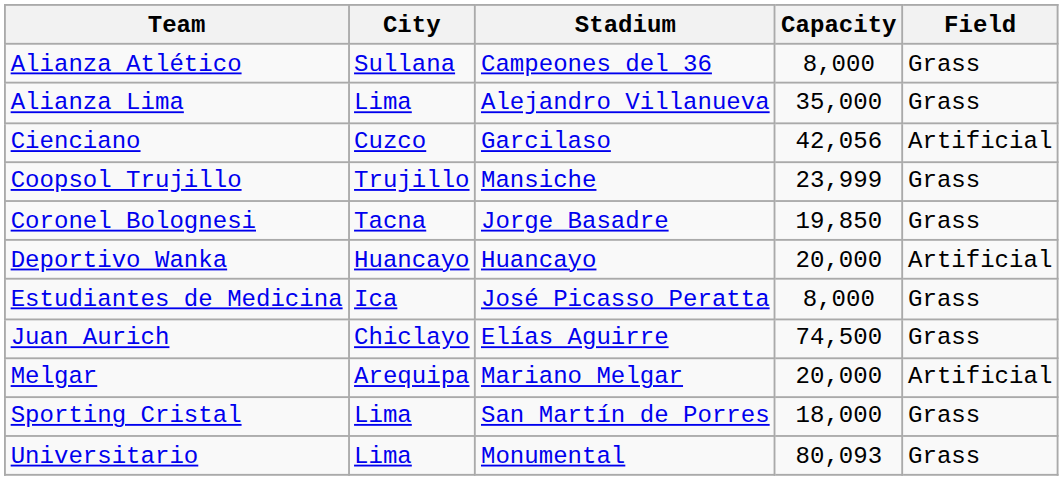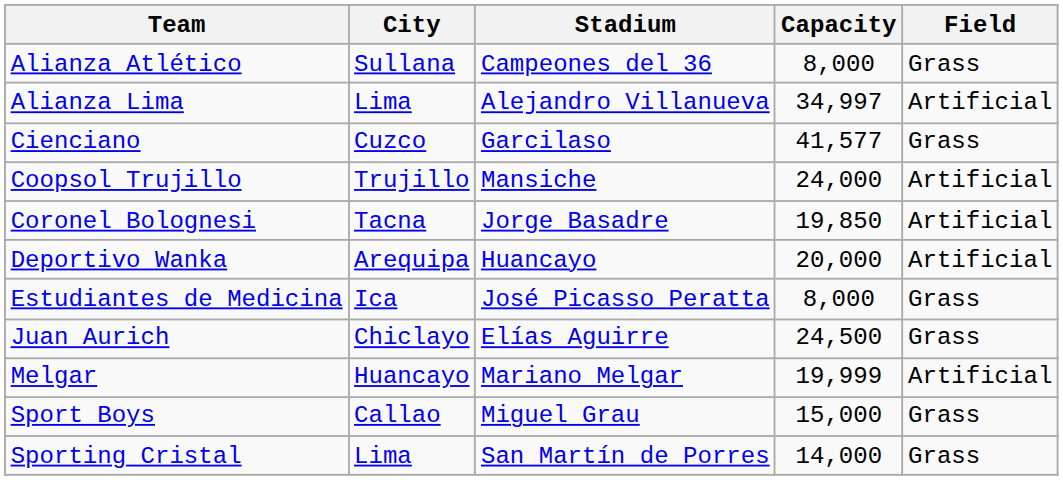(839, 103) 35,000 -> (839, 103) 34,997
(944, 103) Grass -> (980, 103) Artificial
(839, 142) 42,056 -> (839, 142) 41,577
(980, 142) Artificial -> (944, 142) Grass
(839, 181) 23,999 -> (839, 181) 24,000
(944, 181) Grass -> (980, 181) Artificial
(944, 221) Grass -> (980, 221) Artificial
(412, 260) Huancayo -> (412, 260) Arequipa
(839, 338) 74,500 -> (839, 338) 24,500
(412, 377) Arequipa -> (412, 377) Huancayo
(839, 377) 20,000 -> (839, 377) 19,999
+ row: (83, 416)
(839, 416) 18,000 -> (839, 456) 14,000
- row: (104, 456)
